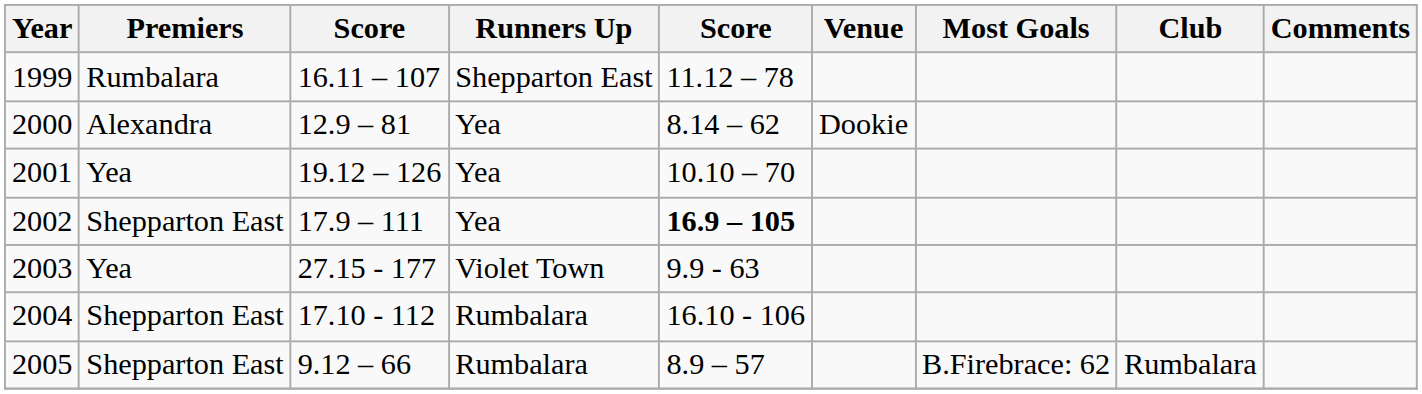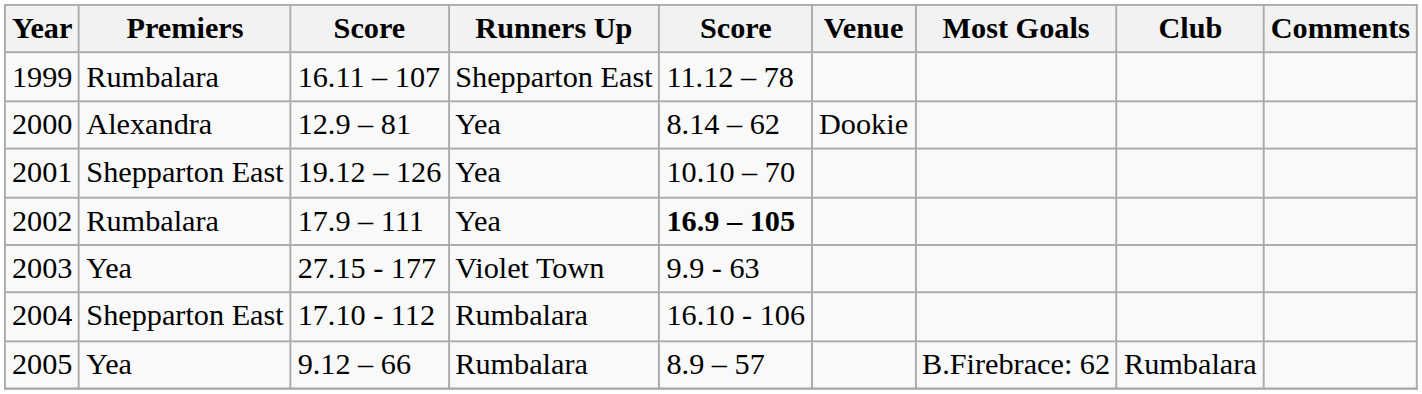(109, 172) Yea -> (185, 172) Shepparton East
(185, 220) Shepparton East -> (153, 220) Rumbalara
(185, 364) Shepparton East -> (109, 364) Yea
